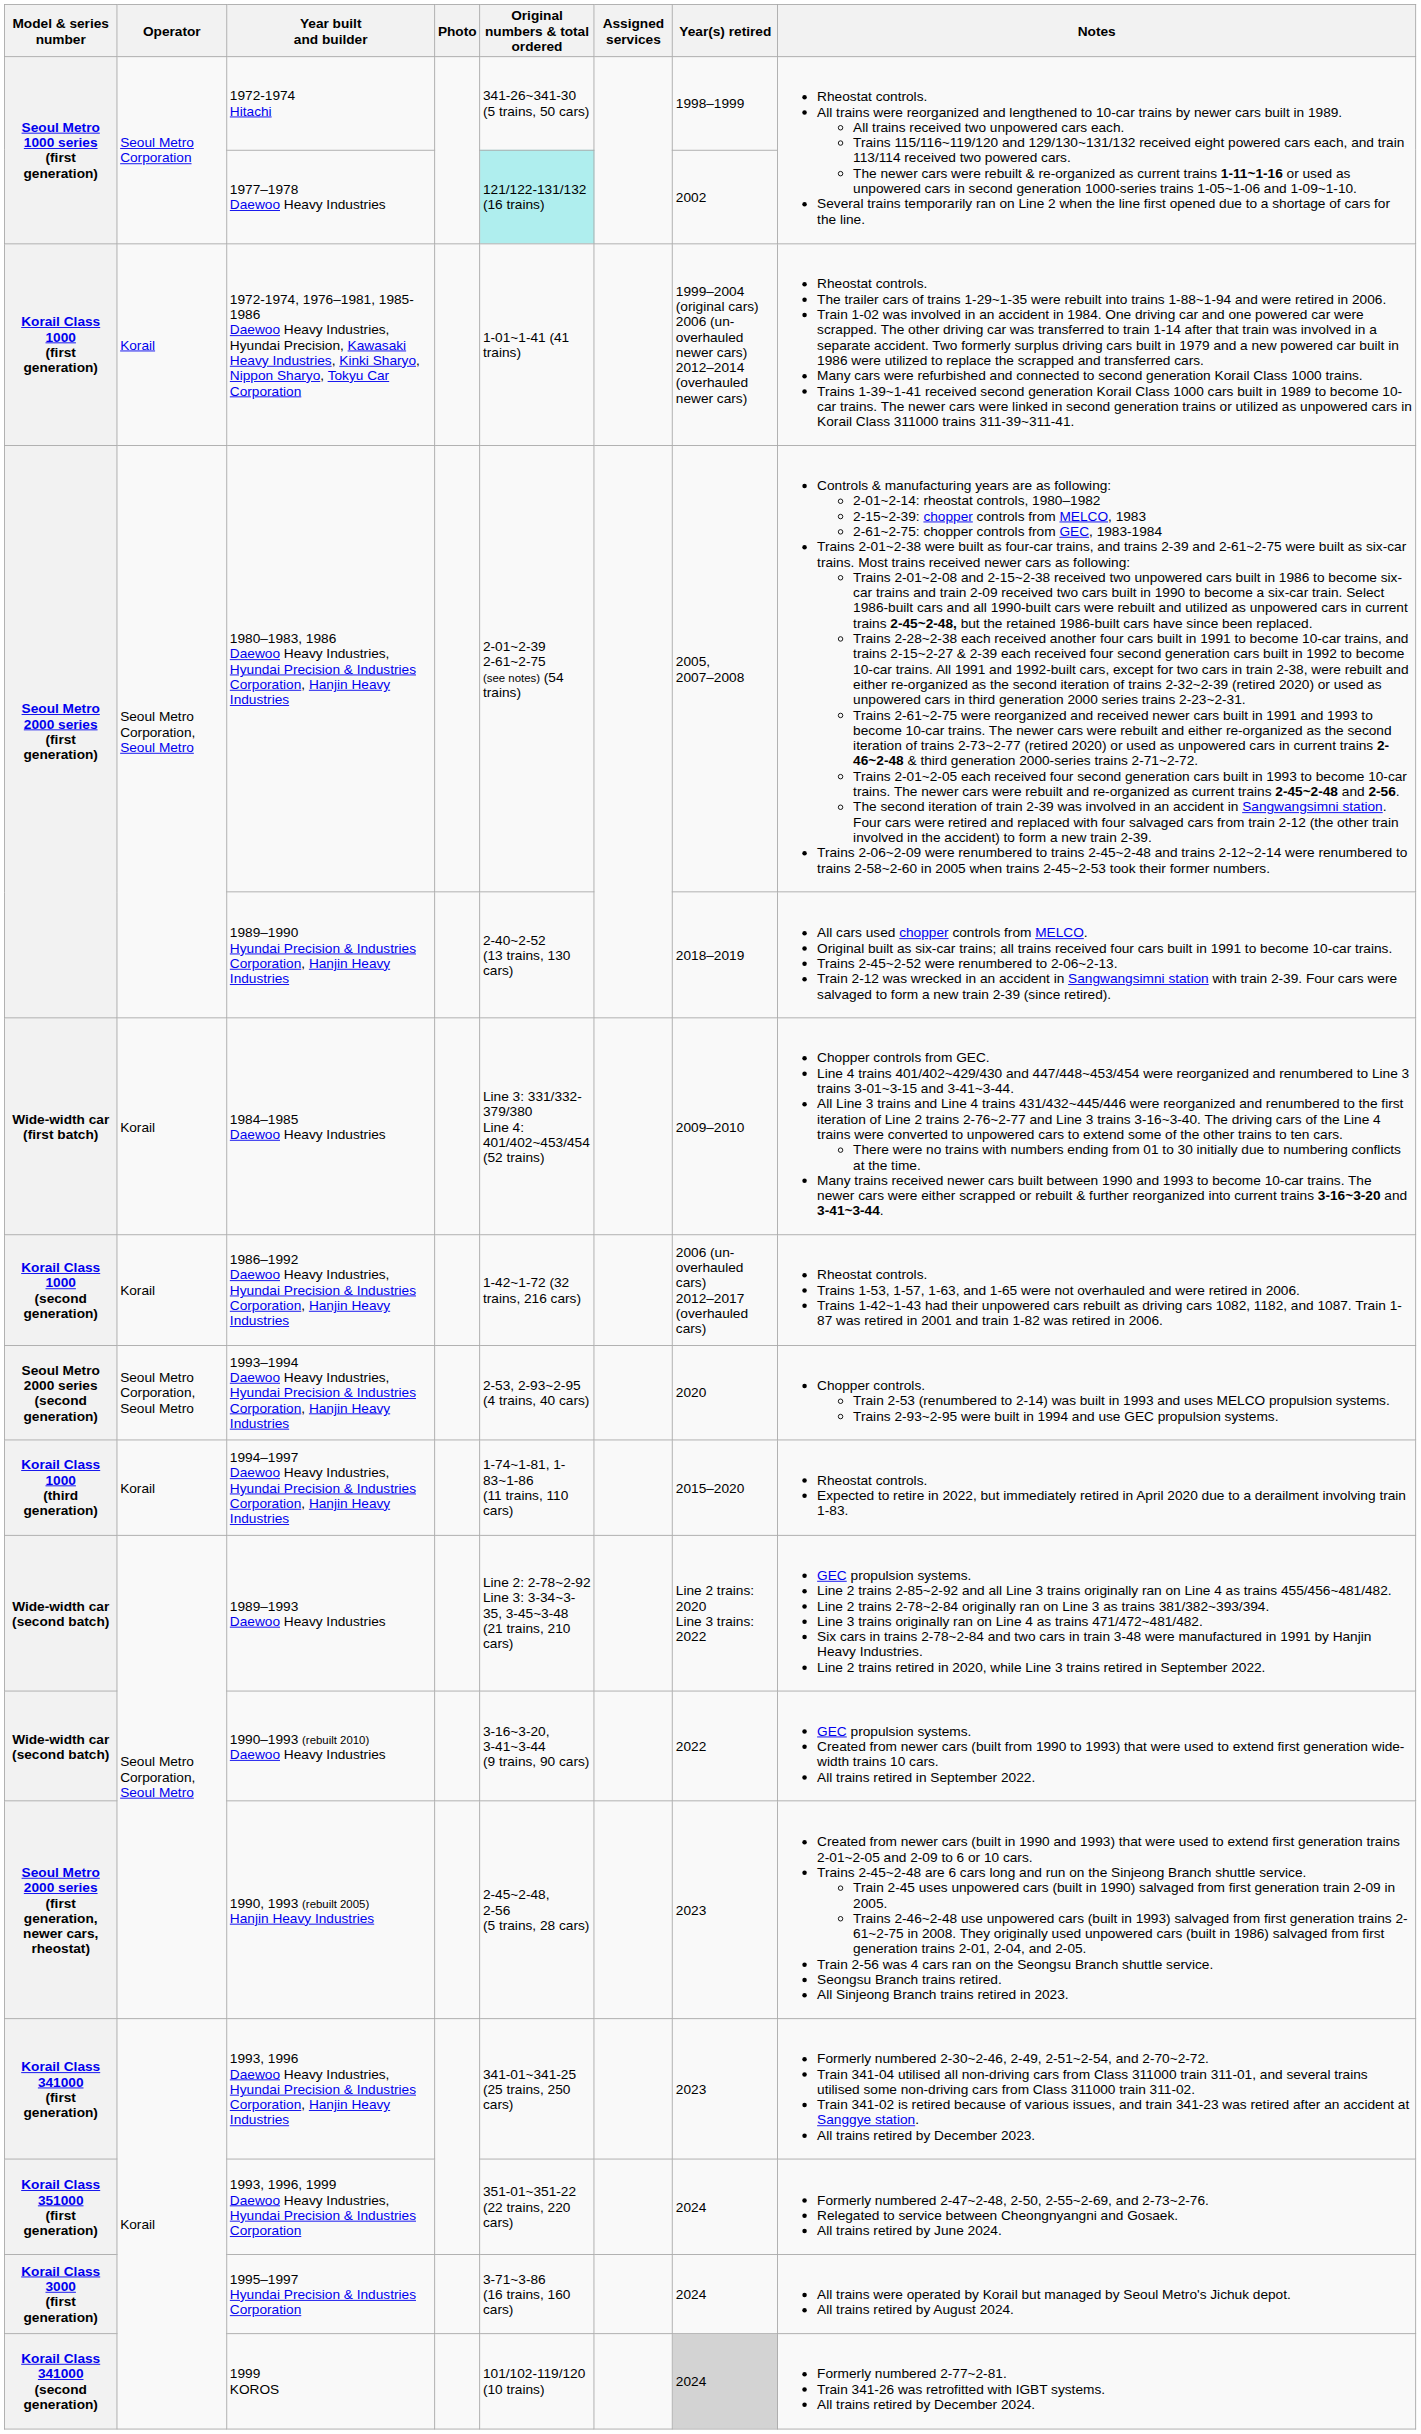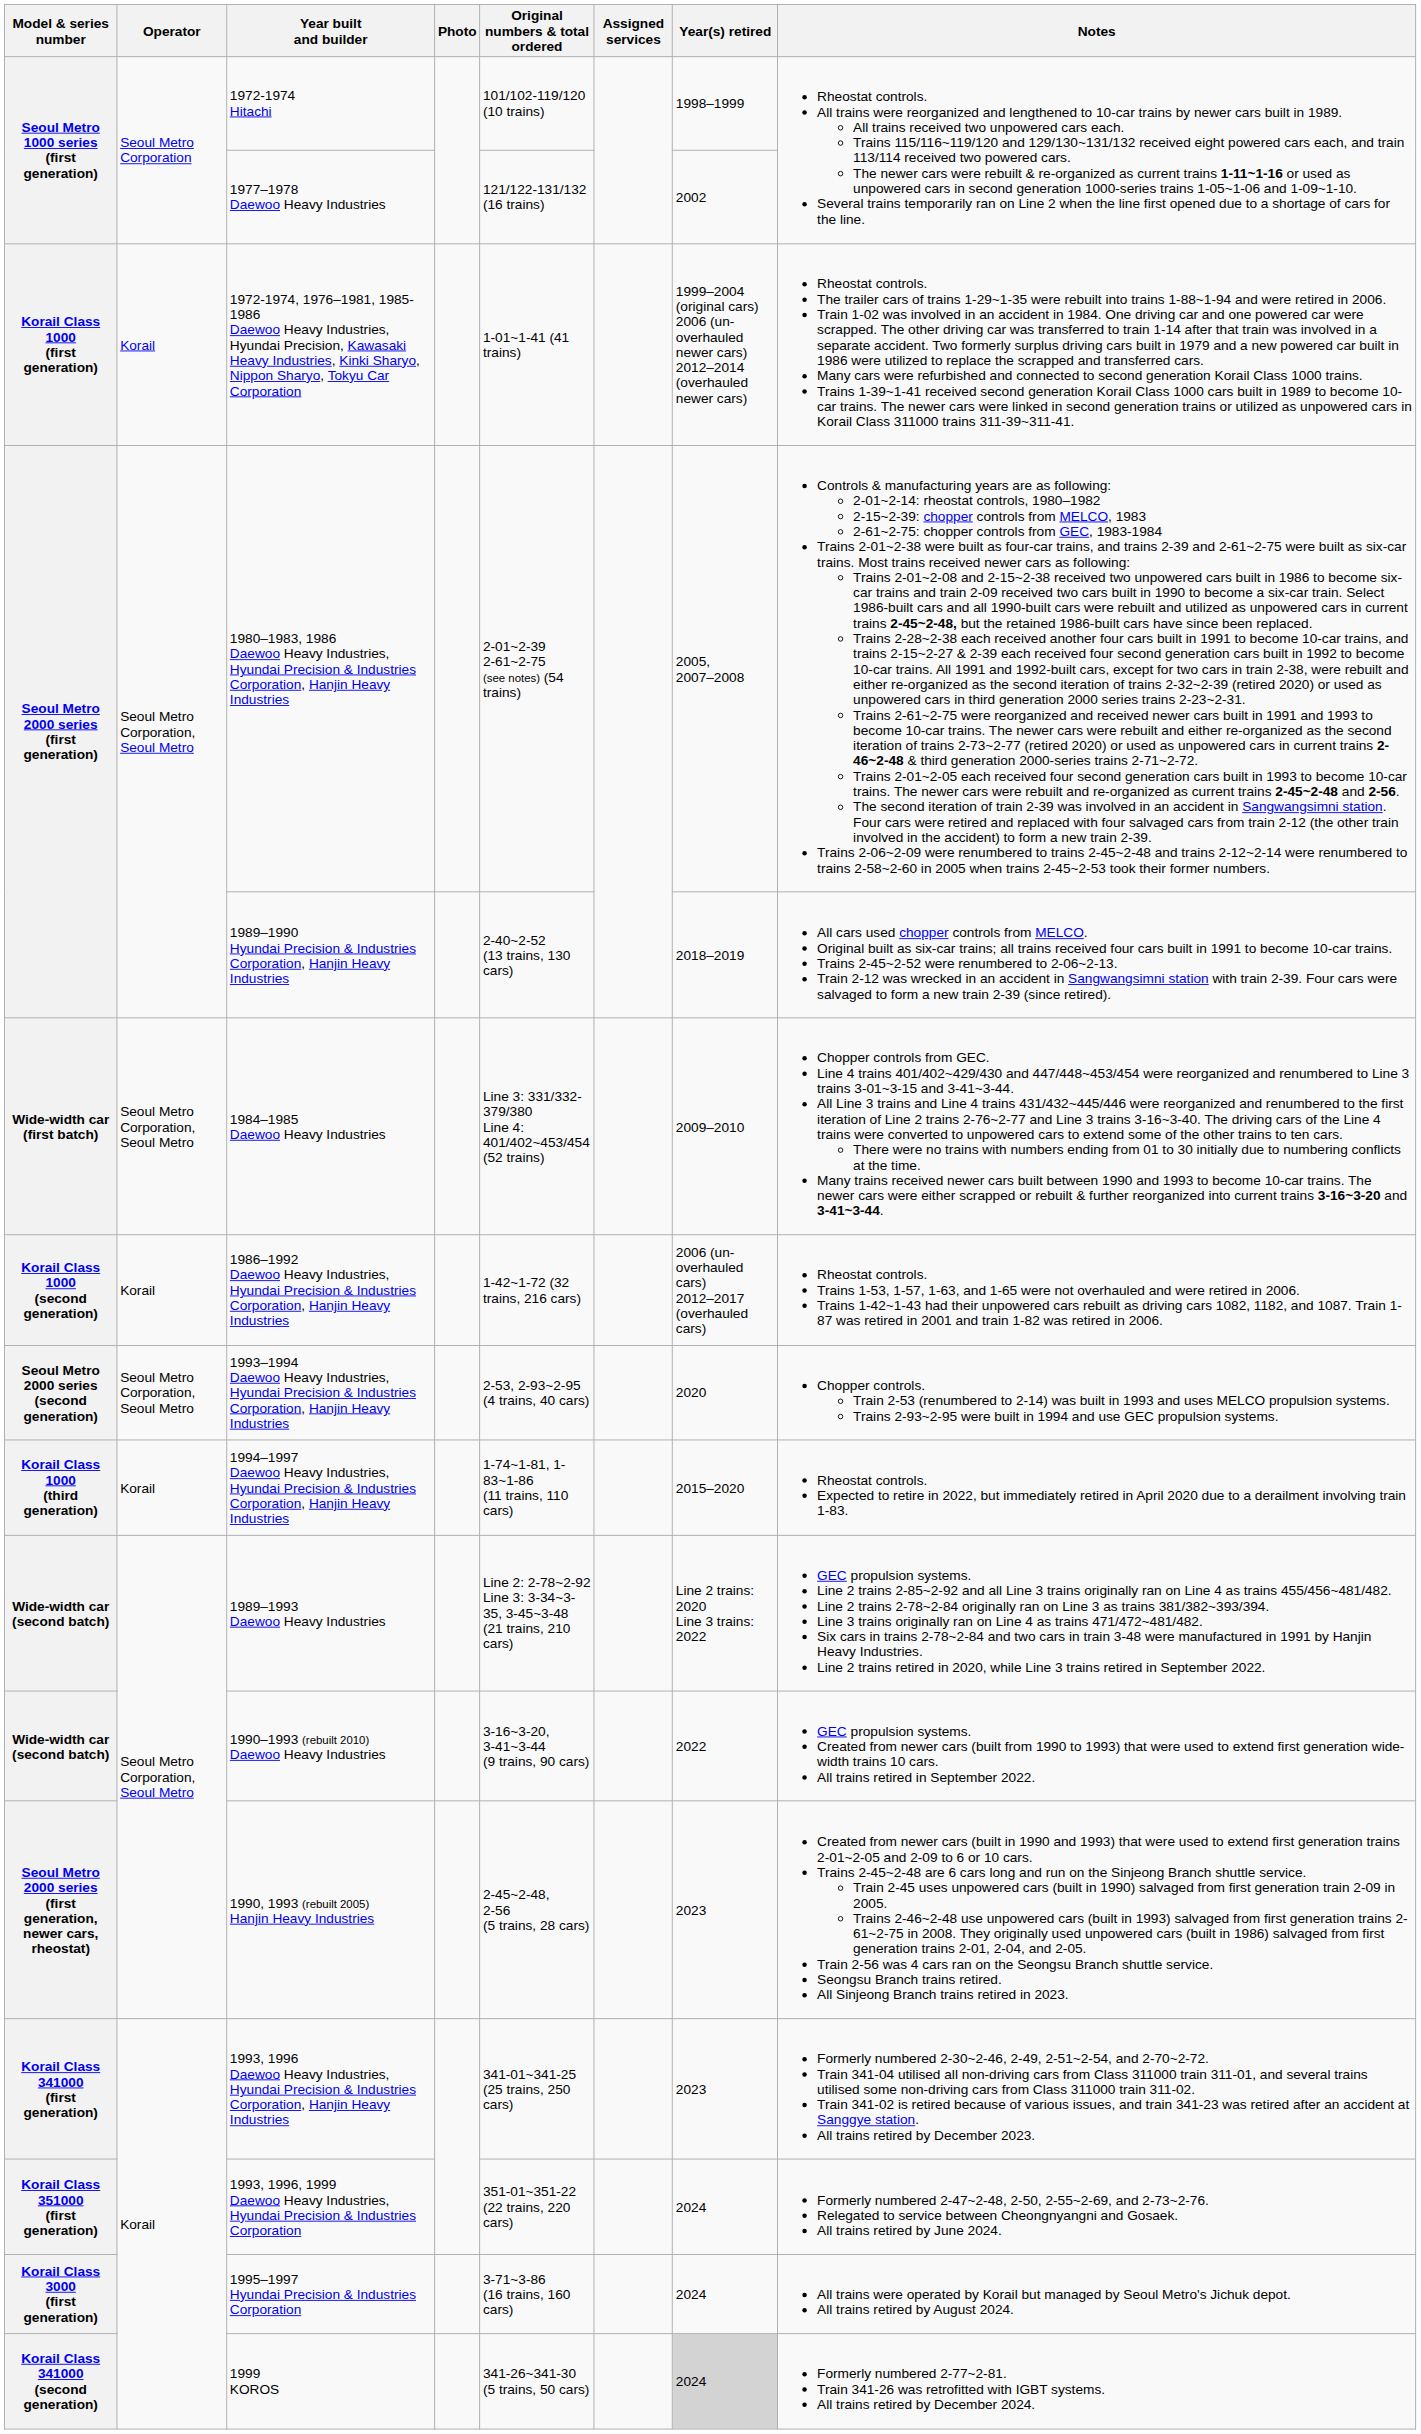(536, 104) 341-26~341-30 (5 trains, 50 cars) -> (534, 104) 101/102-119/120 (10 trains)
(535, 197) paleturquoise background -> (535, 197) no background
(138, 1127) Korail -> (158, 1127) Seoul Metro Corporation, Seoul Metro
(534, 2381) 101/102-119/120 (10 trains) -> (536, 2381) 341-26~341-30 (5 trains, 50 cars)
